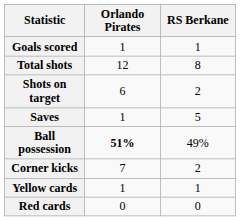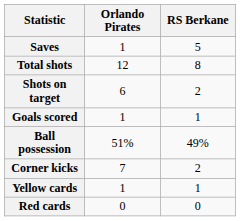rows swapped: (45, 46) <-> (45, 117)
(123, 142) bold -> (123, 142) normal
